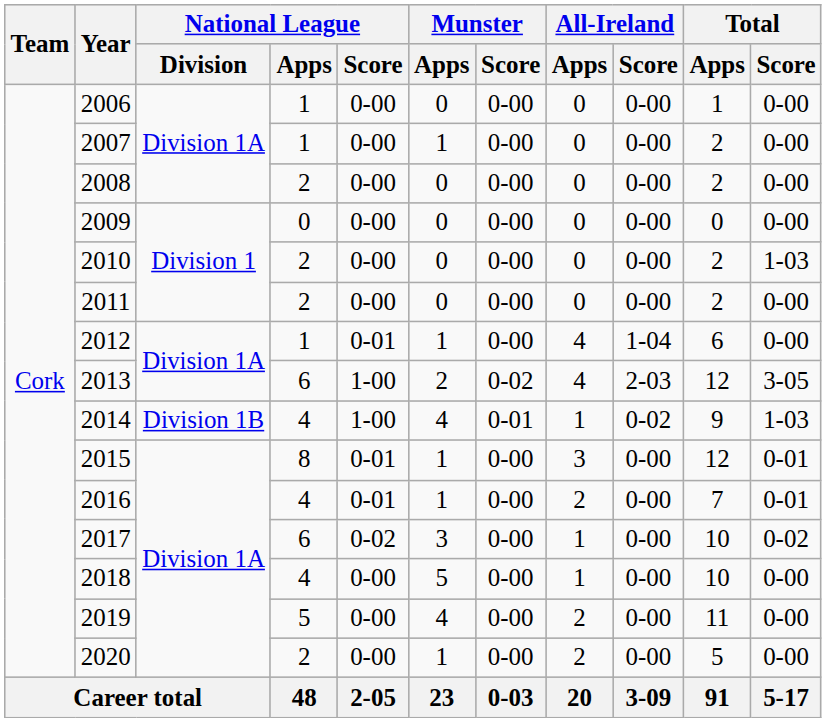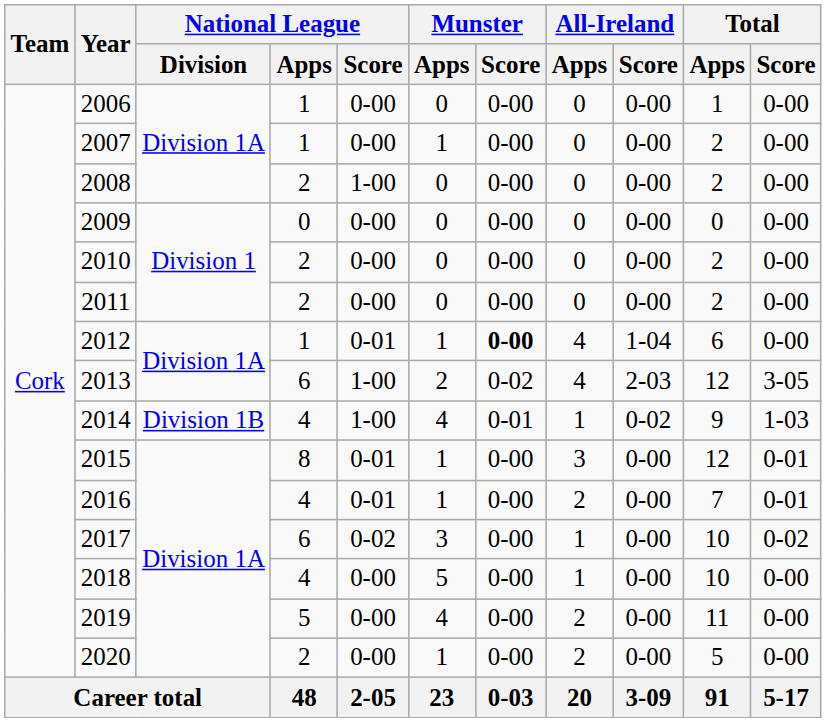(373, 182) 0-00 -> (373, 182) 1-00
(786, 261) 1-03 -> (786, 261) 0-00
(511, 340) normal -> (511, 340) bold
